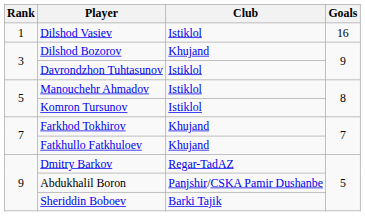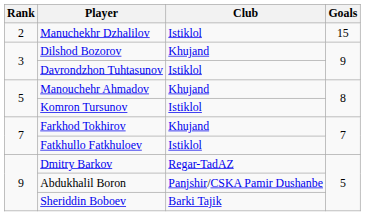- row: (76, 32)
+ row: (95, 32)
(185, 88) Istiklol -> (189, 88) Khujand
(189, 145) Khujand -> (185, 145) Istiklol
